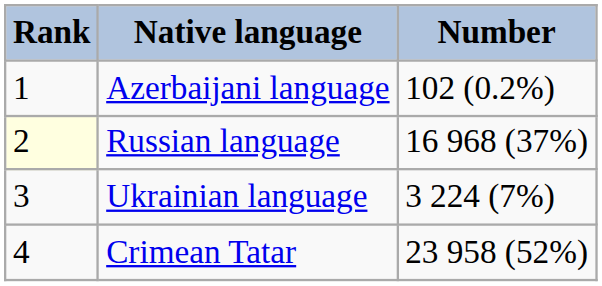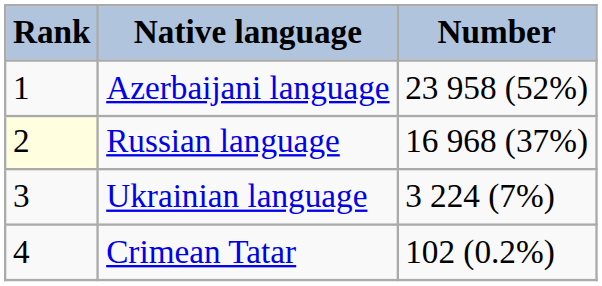(480, 87) 102 (0.2%) -> (497, 87) 23 958 (52%)
(497, 251) 23 958 (52%) -> (480, 251) 102 (0.2%)
